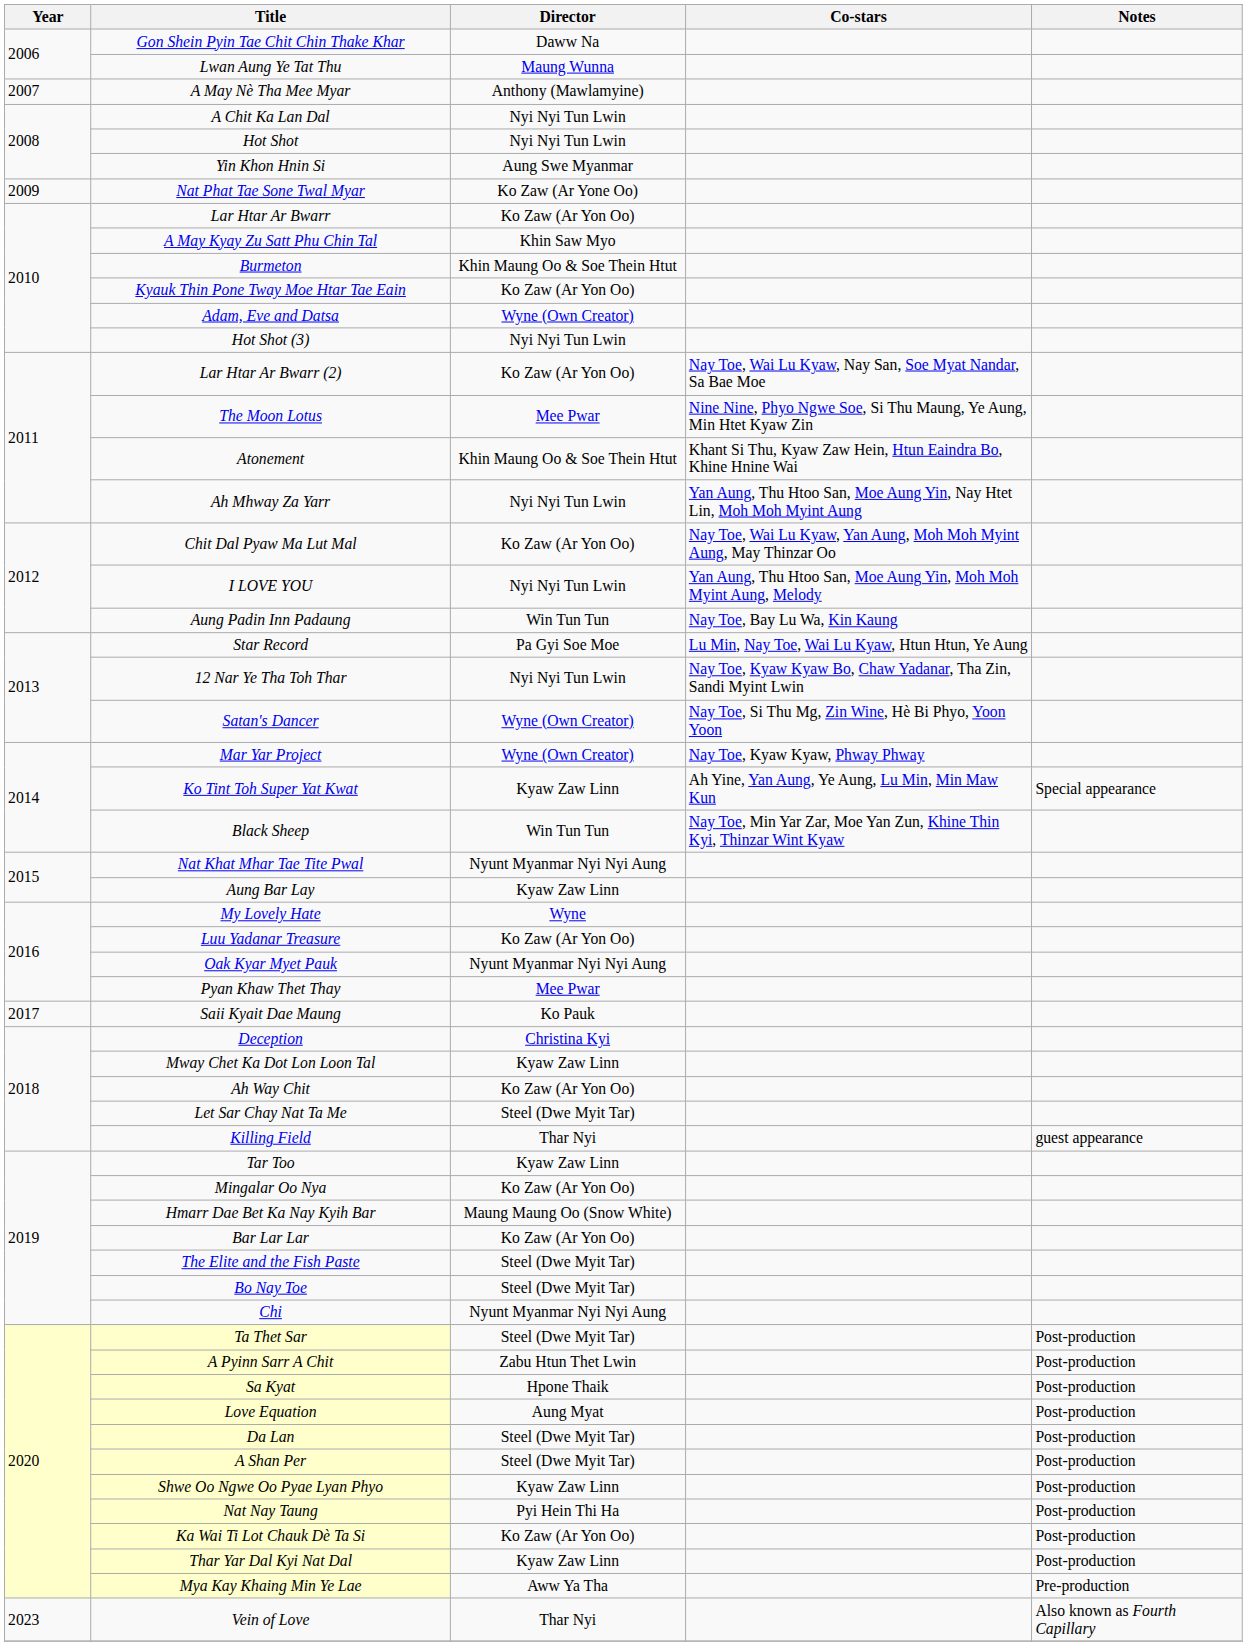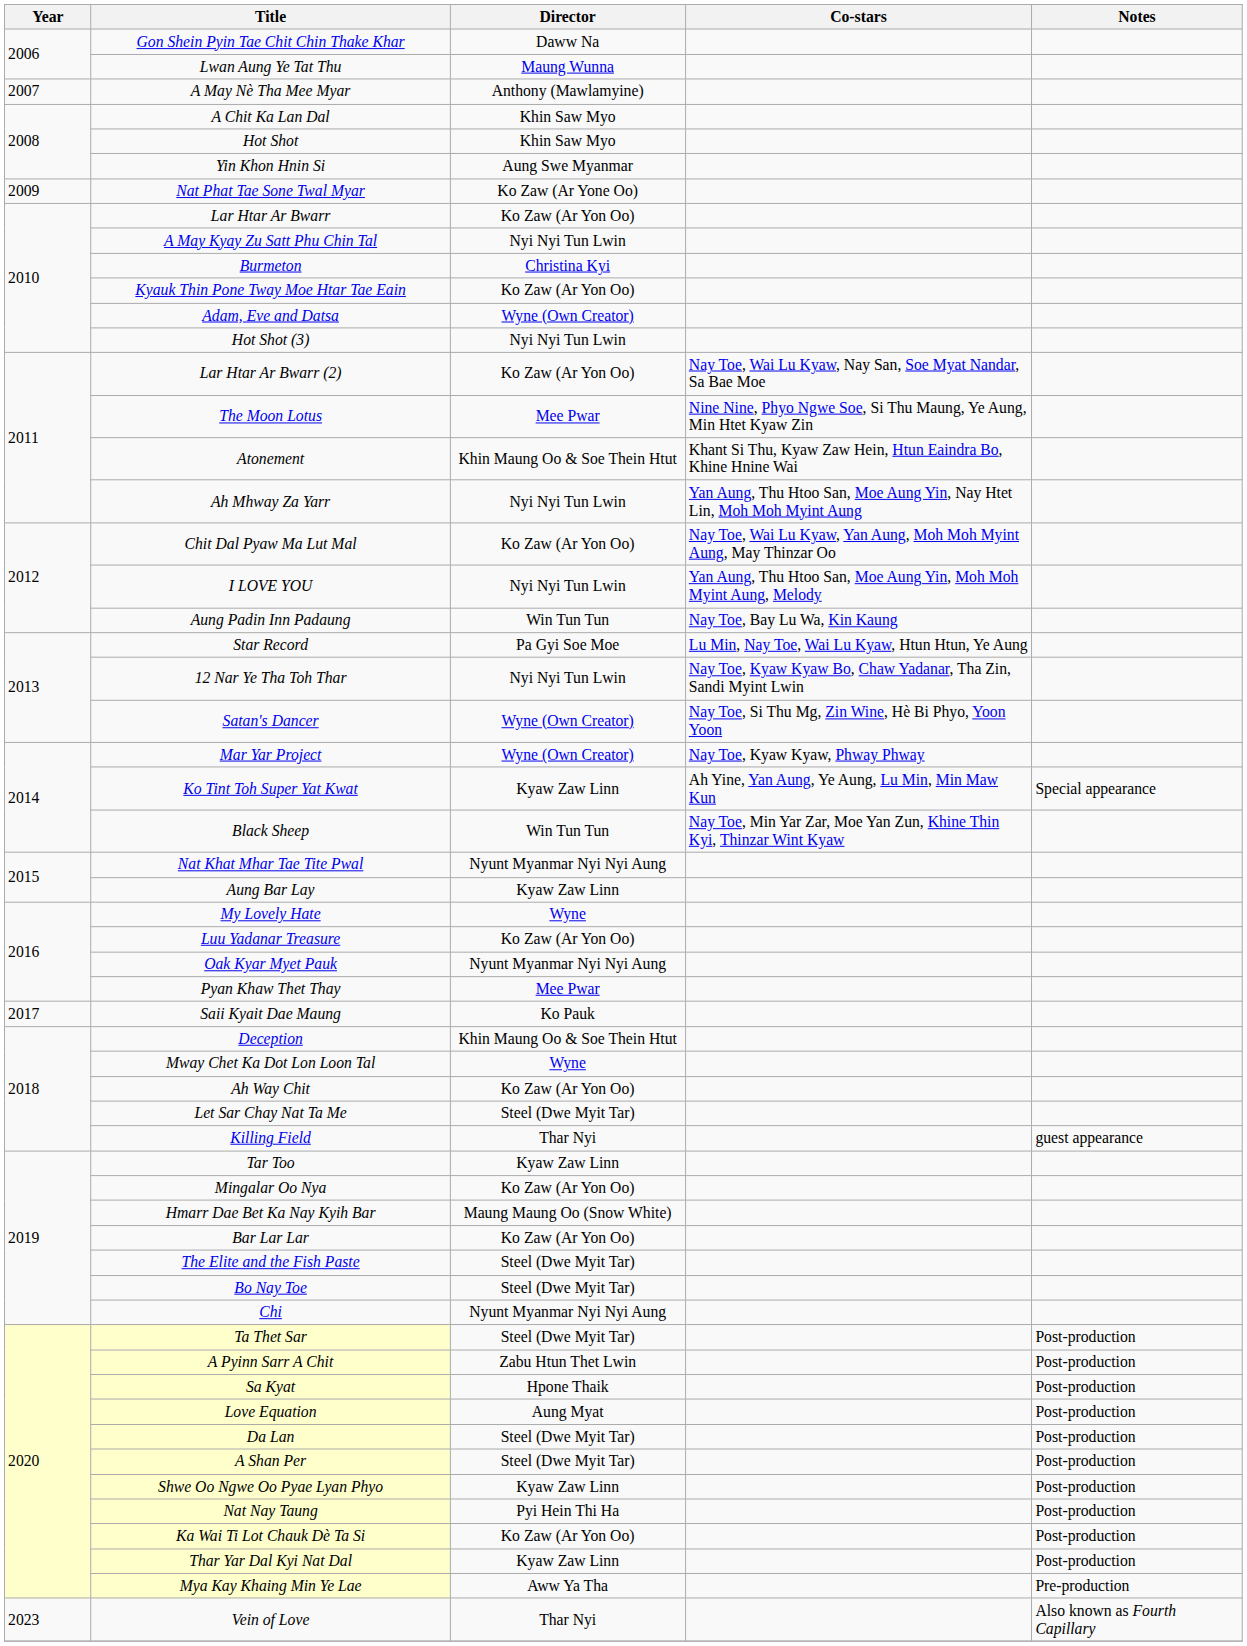(568, 116) Nyi Nyi Tun Lwin -> (568, 116) Khin Saw Myo
(568, 141) Nyi Nyi Tun Lwin -> (568, 141) Khin Saw Myo
(568, 240) Khin Saw Myo -> (568, 240) Nyi Nyi Tun Lwin
(568, 265) Khin Maung Oo & Soe Thein Htut -> (568, 265) Christina Kyi
(568, 1038) Christina Kyi -> (568, 1038) Khin Maung Oo & Soe Thein Htut
(568, 1063) Kyaw Zaw Linn -> (568, 1063) Wyne
